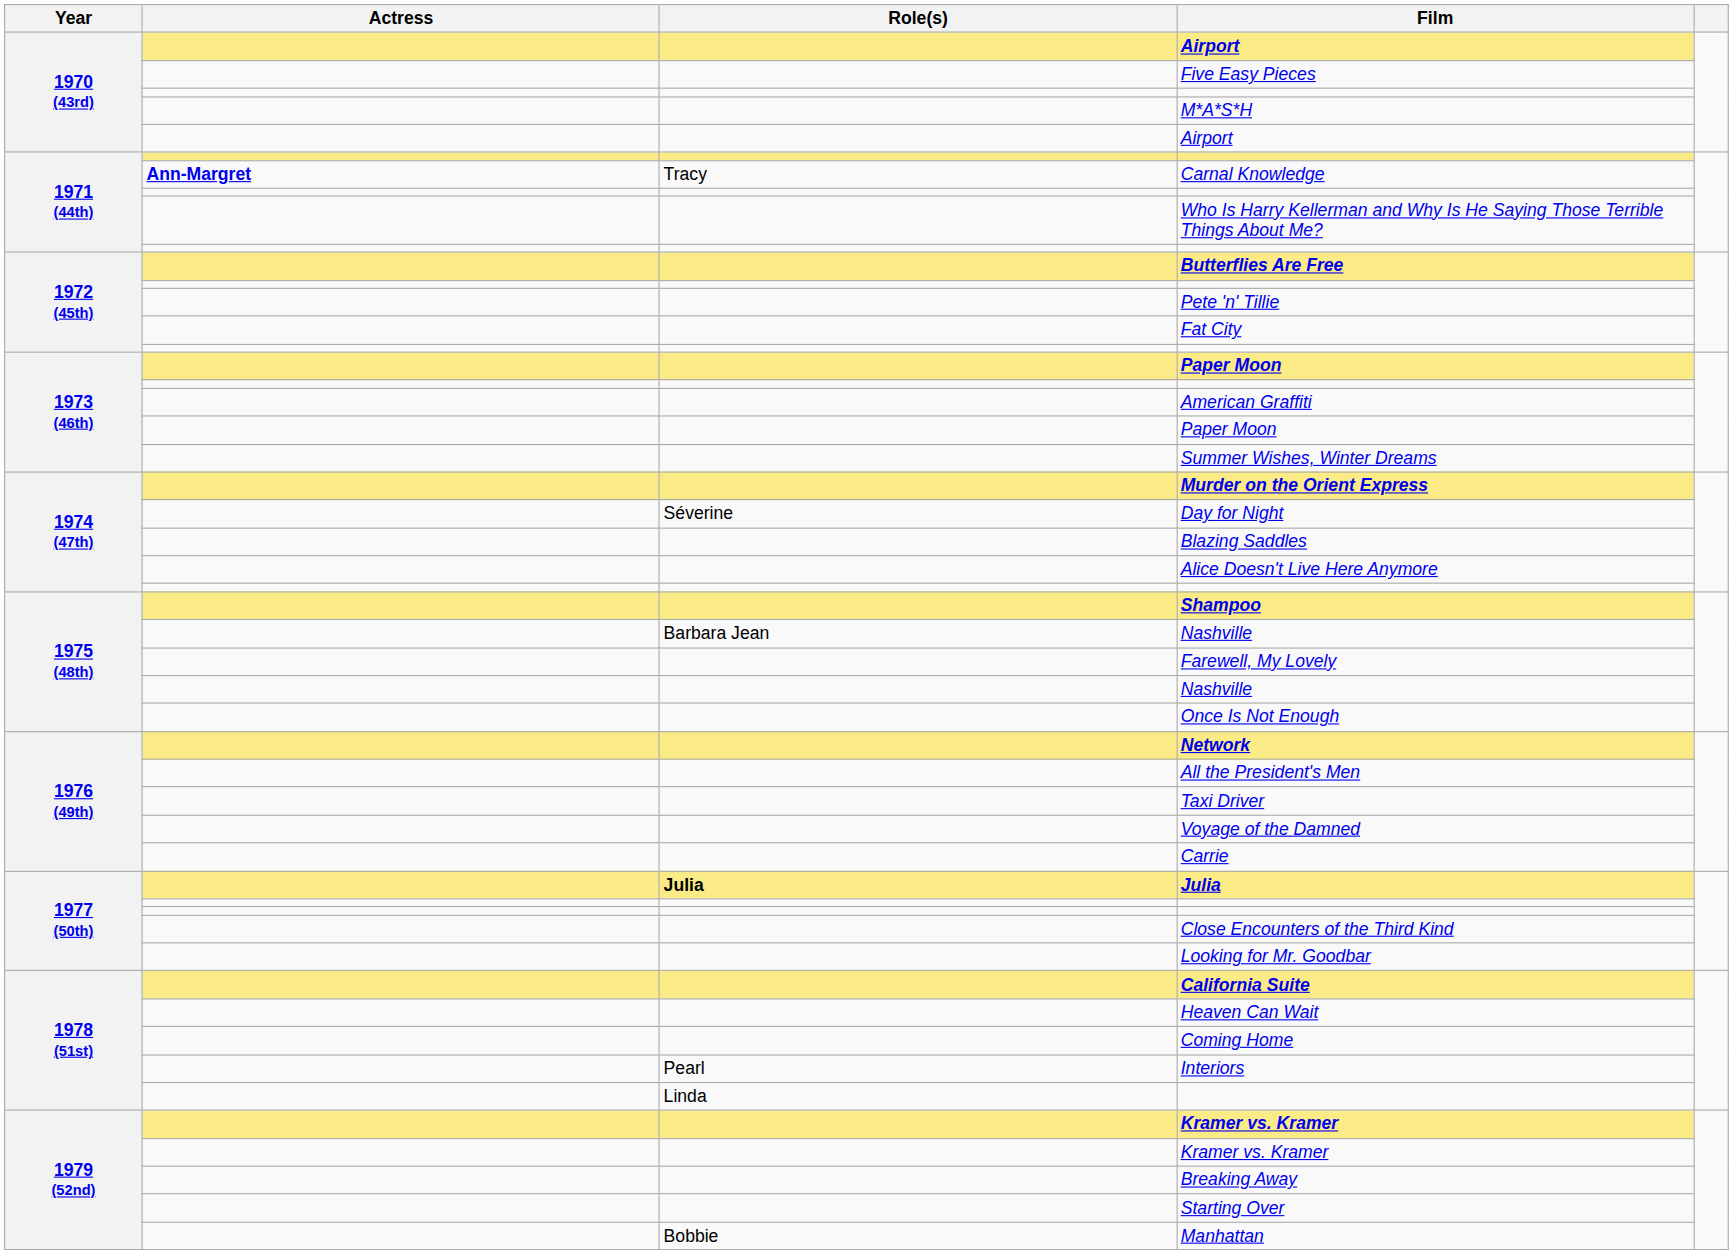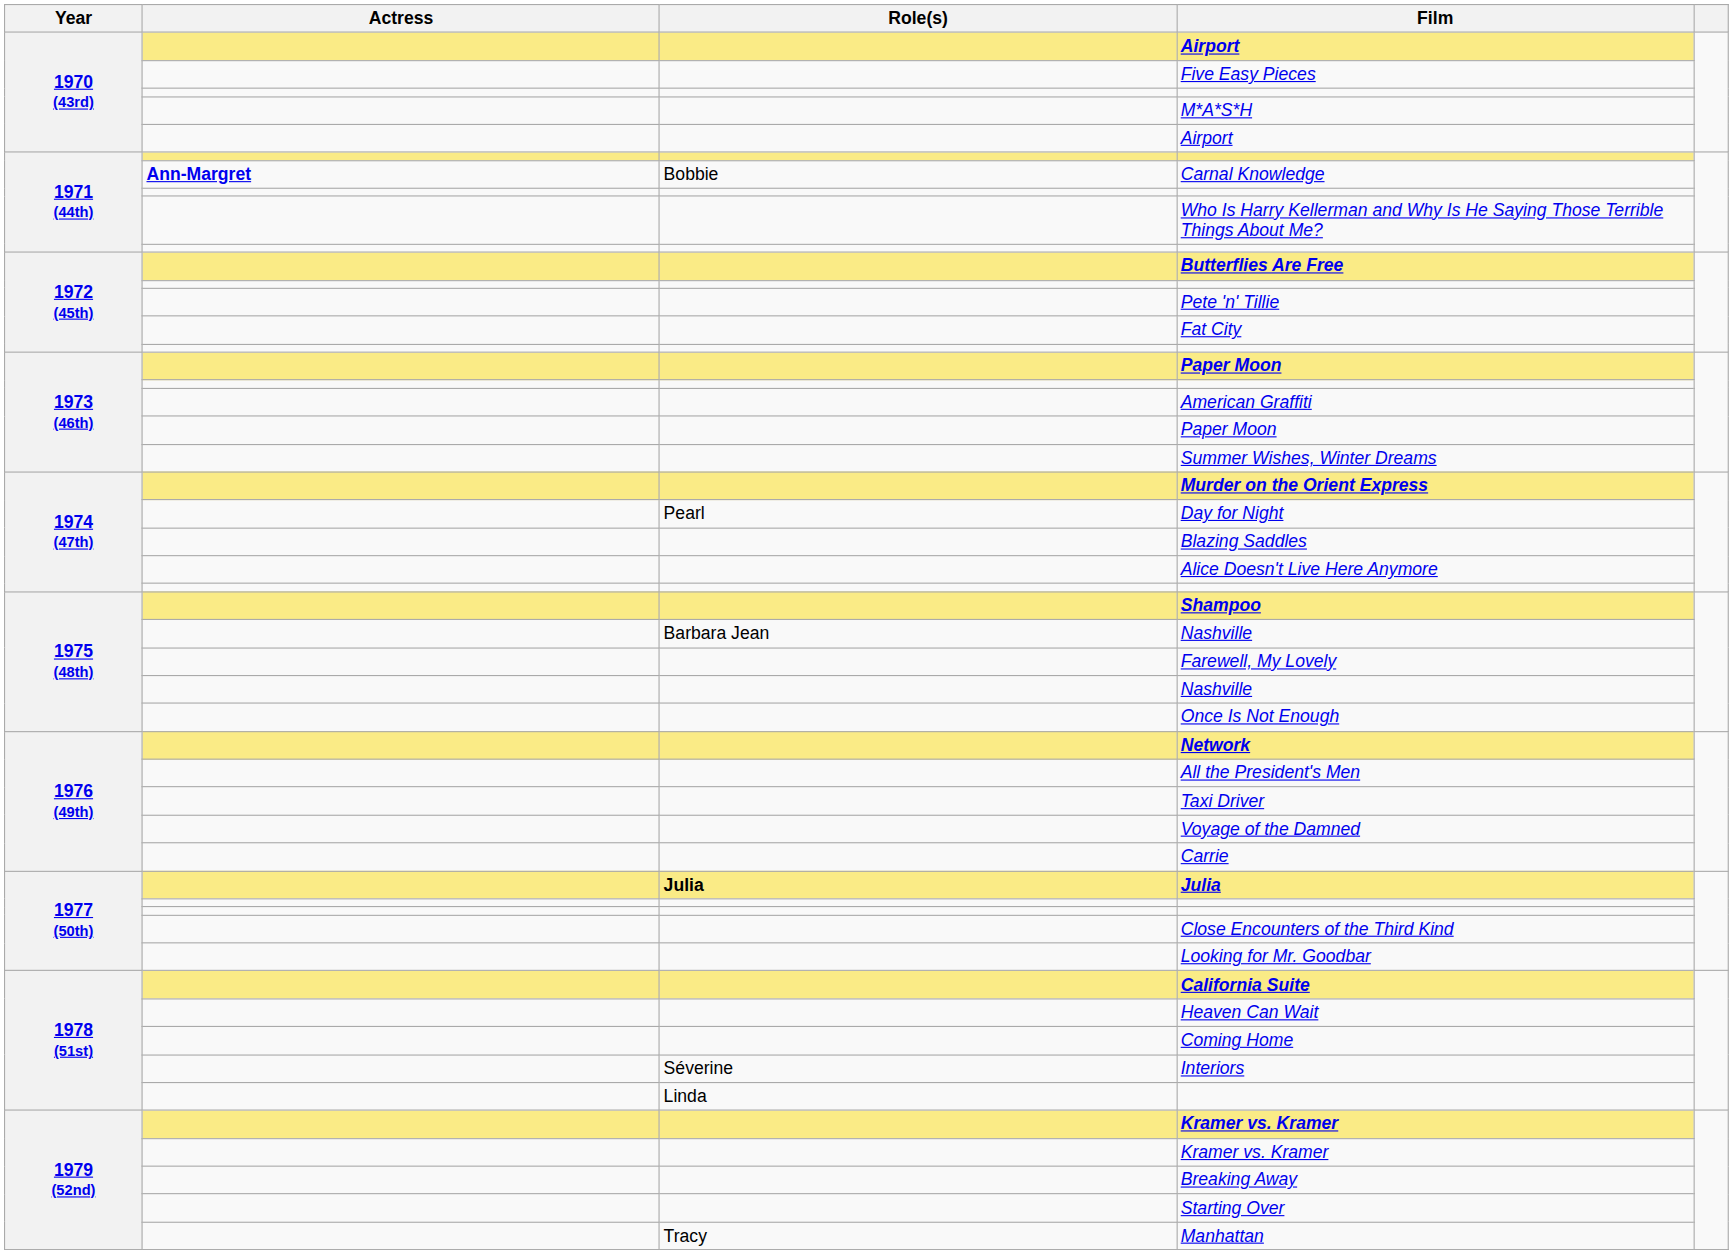(685, 174) Tracy -> (691, 174) Bobbie
(698, 513) Séverine -> (684, 513) Pearl
(684, 1068) Pearl -> (698, 1068) Séverine
(691, 1235) Bobbie -> (685, 1235) Tracy
